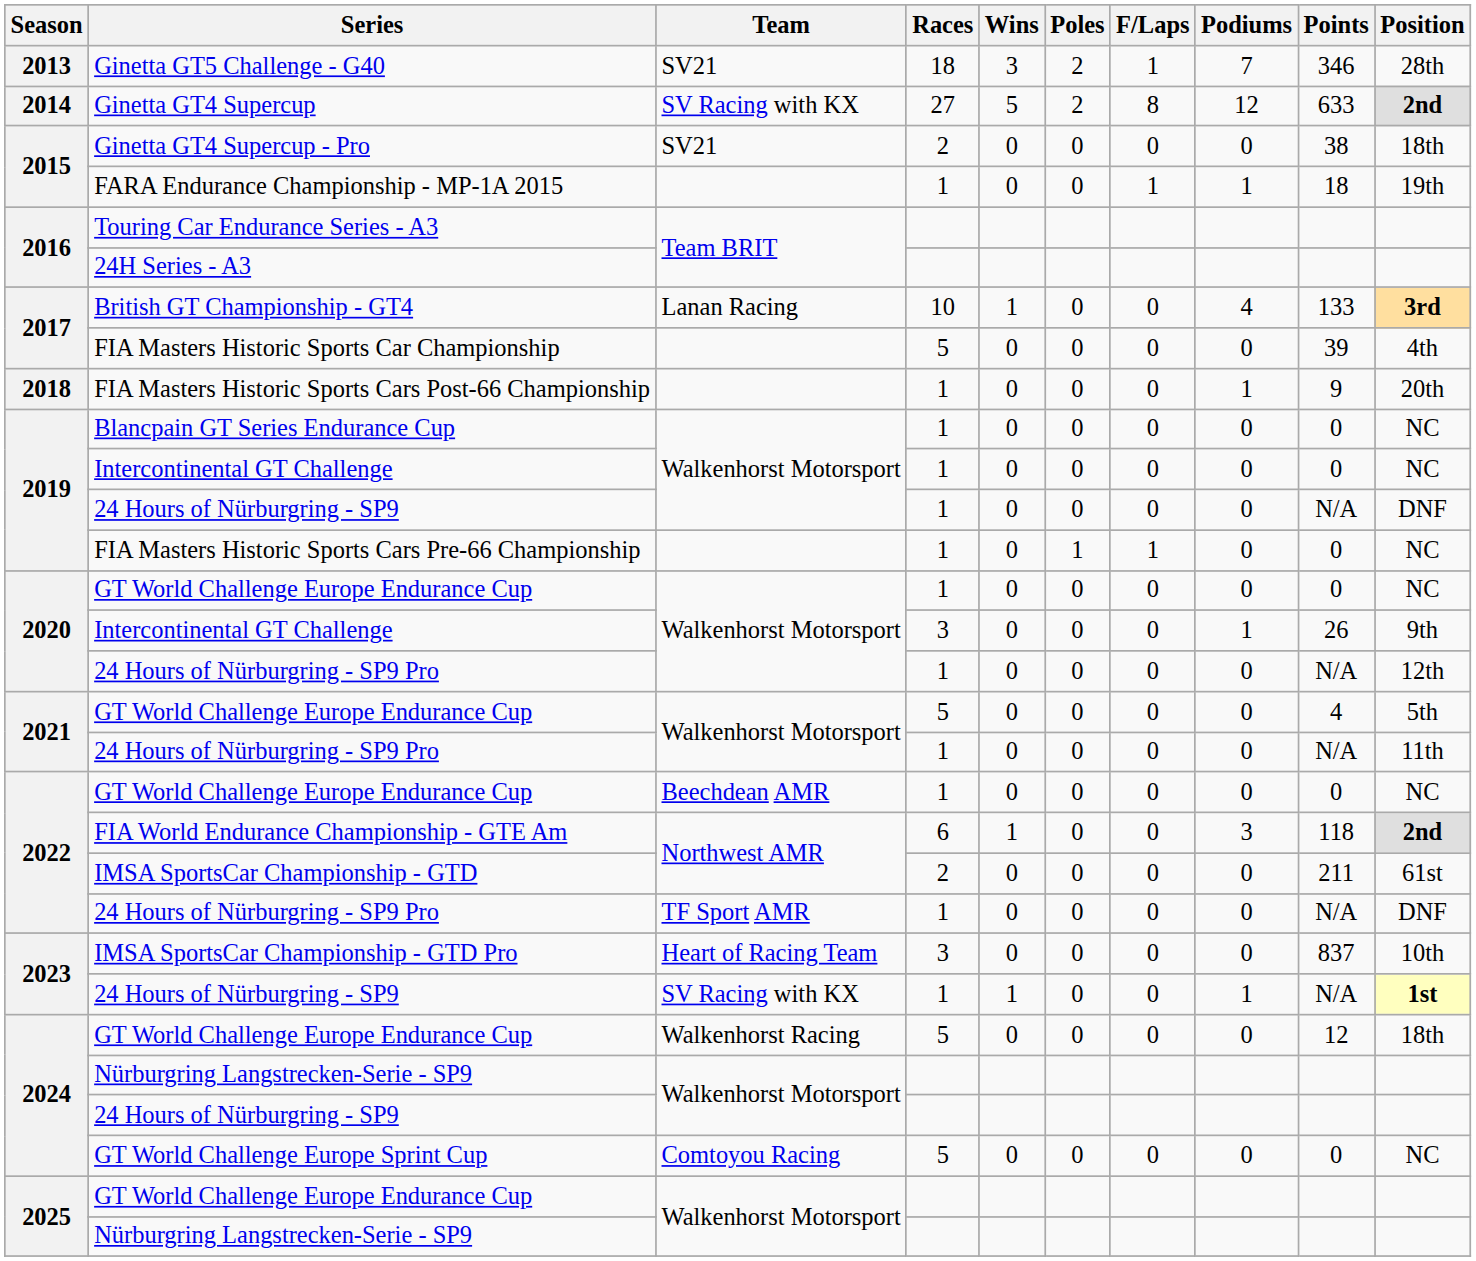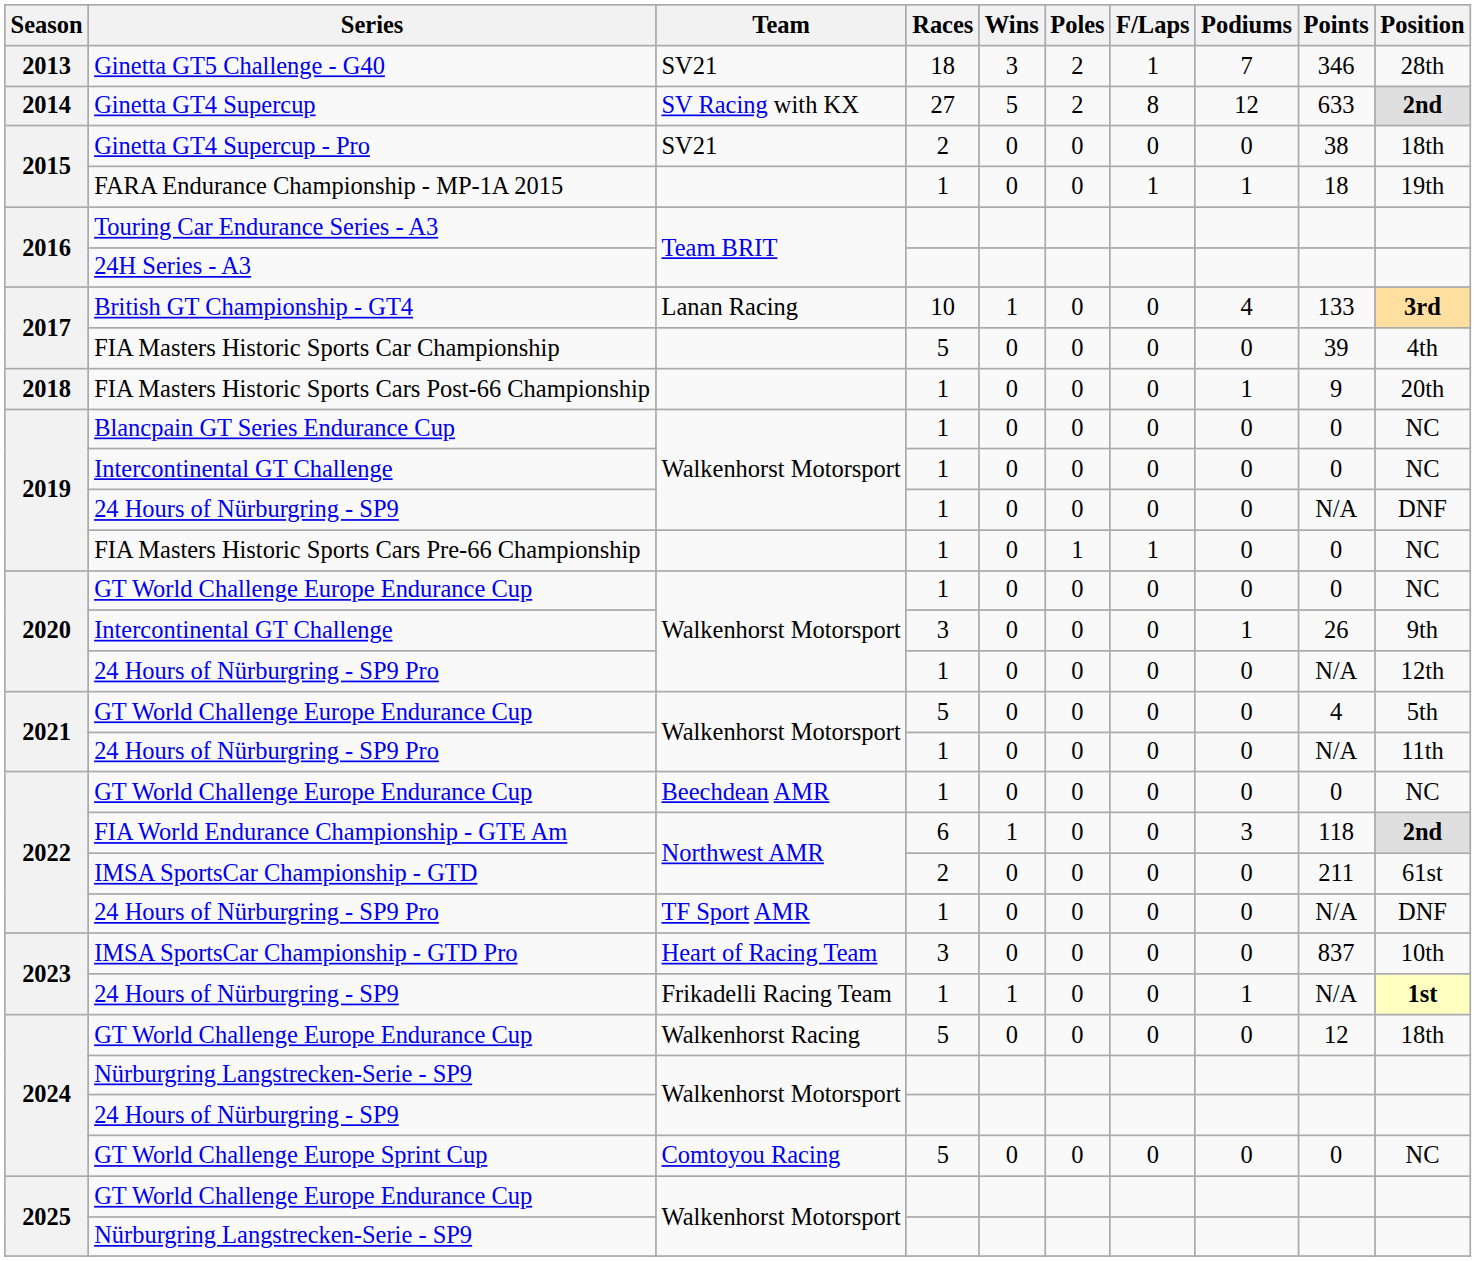(760, 994) SV Racing with KX -> (777, 994) Frikadelli Racing Team
